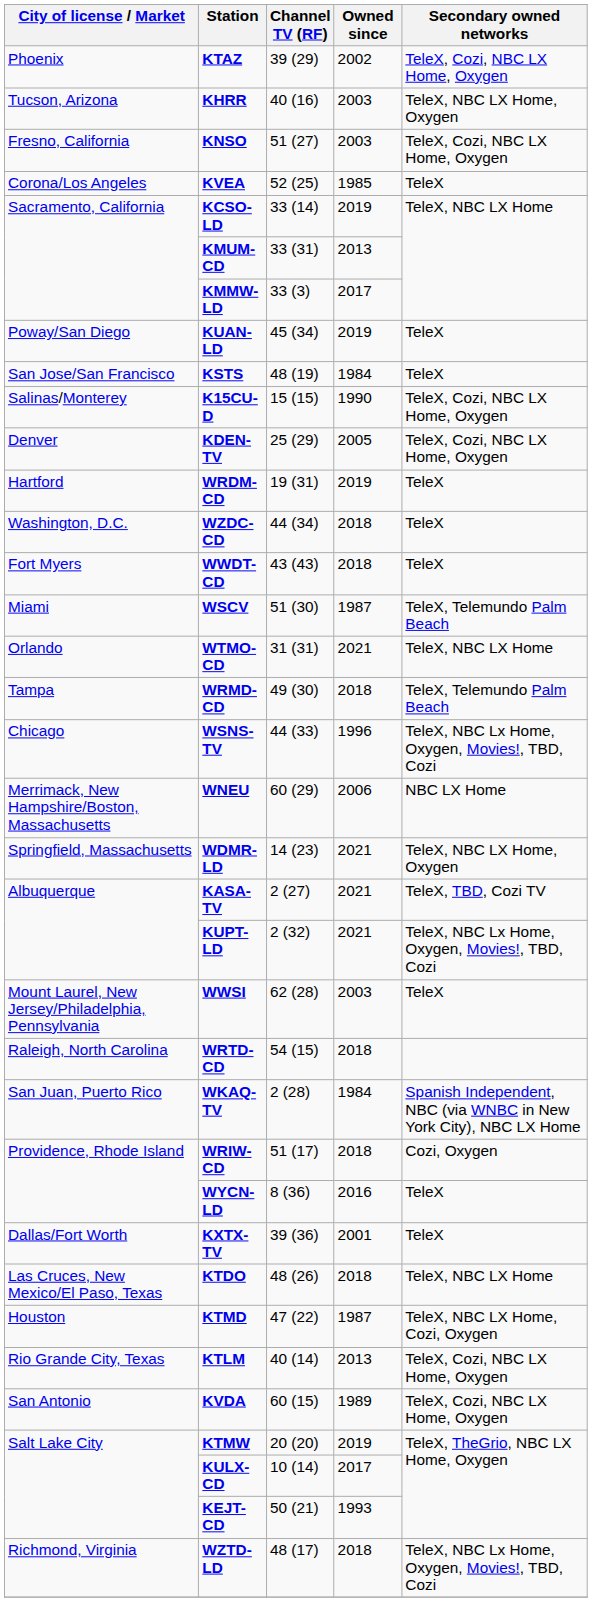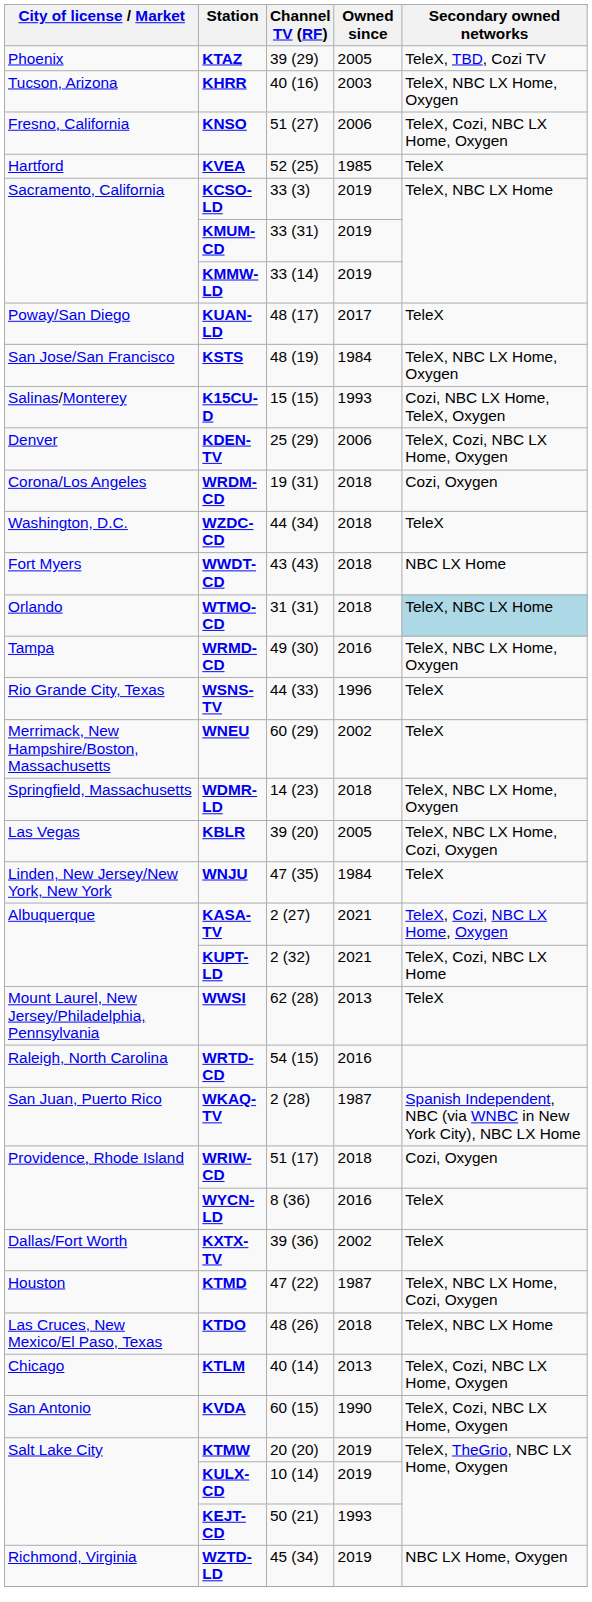(355, 58) 2002 -> (355, 58) 2005
(476, 66) TeleX, Cozi, NBC LX Home, Oxygen -> (476, 58) TeleX, TBD, Cozi TV
(355, 141) 2003 -> (355, 124) 2006
(77, 183) Corona/Los Angeles -> (36, 165) Hartford
(294, 207) 33 (14) -> (290, 190) 33 (3)
(355, 249) 2013 -> (355, 231) 2019
(290, 290) 33 (3) -> (294, 273) 33 (14)
(355, 290) 2017 -> (355, 273) 2019
(294, 332) 45 (34) -> (294, 315) 48 (17)
(355, 332) 2019 -> (355, 315) 2017
(425, 374) TeleX -> (481, 365) TeleX, NBC LX Home, Oxygen
(355, 398) 1990 -> (355, 398) 1993
(476, 407) TeleX, Cozi, NBC LX Home, Oxygen -> (477, 407) Cozi, NBC LX Home, TeleX, Oxygen
(355, 440) 2005 -> (355, 440) 2006
(36, 481) Hartford -> (77, 481) Corona/Los Angeles
(355, 481) 2019 -> (355, 481) 2018
(425, 481) TeleX -> (451, 481) Cozi, Oxygen
(425, 565) TeleX -> (456, 565) NBC LX Home
- row: (225, 606)
(355, 648) 2021 -> (355, 606) 2018
(479, 648) no background -> (479, 606) lightblue background
(355, 689) 2018 -> (355, 648) 2016
(486, 698) TeleX, Telemundo Palm Beach -> (481, 656) TeleX, NBC LX Home, Oxygen
(36, 731) Chicago -> (86, 689) Rio Grande City, Texas
(484, 748) TeleX, NBC Lx Home, Oxygen, Movies!, TBD, Cozi -> (425, 689) TeleX
(355, 790) 2006 -> (355, 731) 2002
(456, 790) NBC LX Home -> (425, 731) TeleX
(355, 849) 2021 -> (355, 790) 2018
+ row: (224, 832)
+ row: (225, 873)
(476, 891) TeleX, TBD, Cozi TV -> (476, 924) TeleX, Cozi, NBC LX Home, Oxygen
(484, 950) TeleX, NBC Lx Home, Oxygen, Movies!, TBD, Cozi -> (476, 965) TeleX, Cozi, NBC LX Home
(355, 991) 2003 -> (355, 998) 2013
(355, 1050) 2018 -> (355, 1057) 2016
(355, 1092) 1984 -> (355, 1099) 1987
(355, 1234) 2001 -> (355, 1241) 2002
rows swapped: (225, 1317) <-> (224, 1276)
(86, 1359) Rio Grande City, Texas -> (36, 1366) Chicago
(355, 1400) 1989 -> (355, 1408) 1990
(355, 1466) 2017 -> (355, 1474) 2019
(294, 1550) 48 (17) -> (294, 1557) 45 (34)
(355, 1550) 2018 -> (355, 1557) 2019
(484, 1567) TeleX, NBC Lx Home, Oxygen, Movies!, TBD, Cozi -> (486, 1557) NBC LX Home, Oxygen
